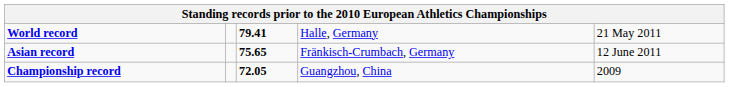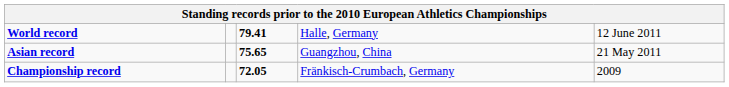(629, 33) 21 May 2011 -> (629, 33) 12 June 2011
(377, 52) Fränkisch-Crumbach, Germany -> (346, 52) Guangzhou, China
(629, 52) 12 June 2011 -> (629, 52) 21 May 2011
(346, 71) Guangzhou, China -> (377, 71) Fränkisch-Crumbach, Germany
